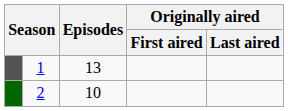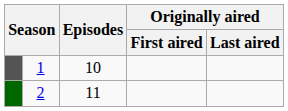(93, 67) 13 -> (93, 67) 10
(93, 93) 10 -> (93, 93) 11
